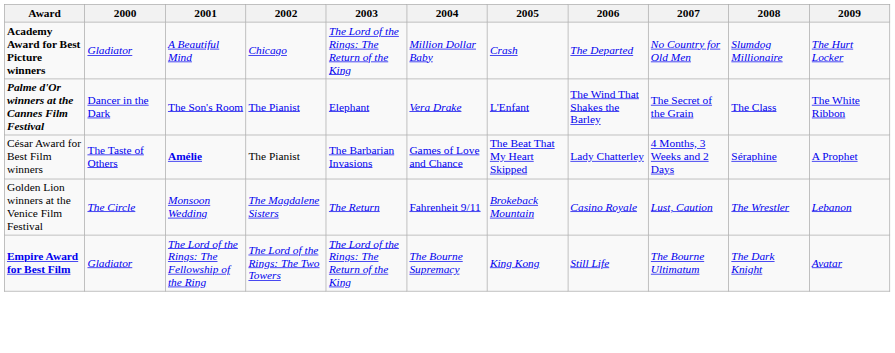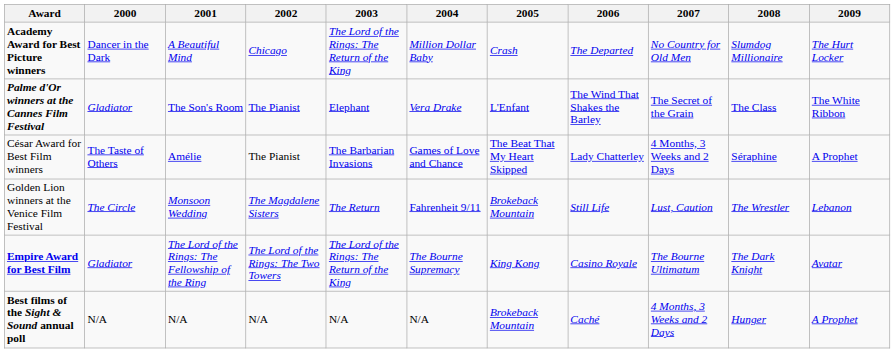(110, 50) Gladiator -> (118, 50) Dancer in the Dark
(118, 107) Dancer in the Dark -> (110, 107) Gladiator
(185, 157) bold -> (185, 157) normal
(604, 206) Casino Royale -> (590, 206) Still Life
(590, 263) Still Life -> (604, 263) Casino Royale
+ row: (40, 319)
